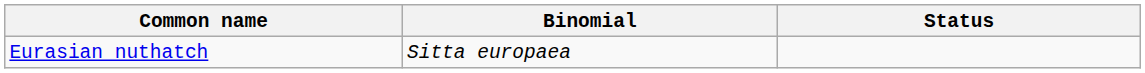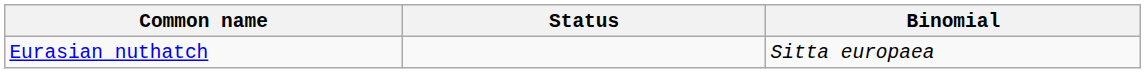columns swapped: (590, 21) <-> (959, 21)
